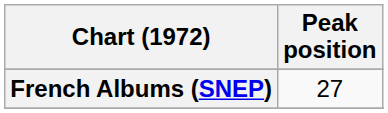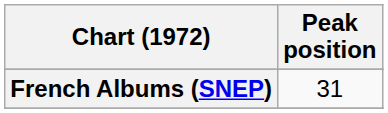(330, 88) 27 -> (330, 88) 31
